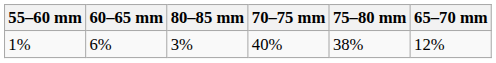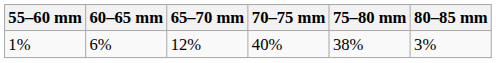columns swapped: (451, 17) <-> (207, 17)
